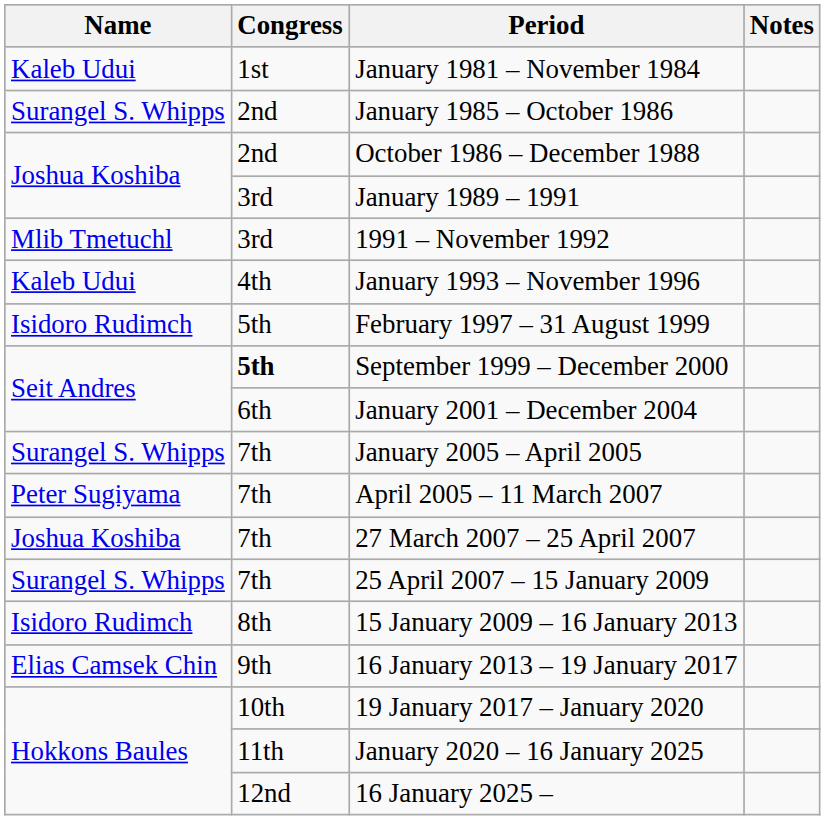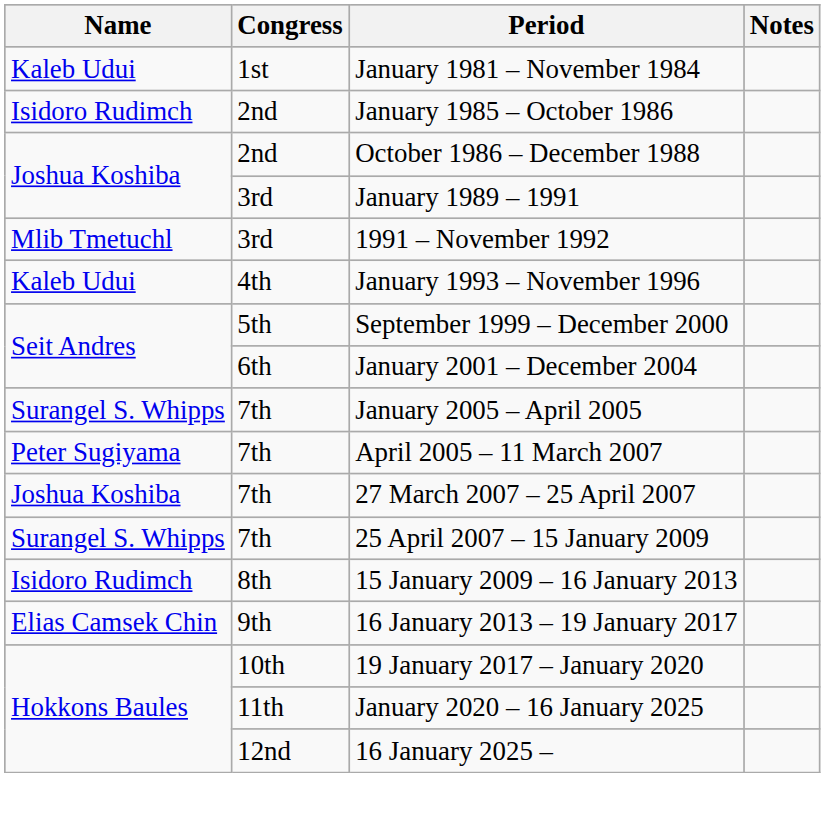(118, 111) Surangel S. Whipps -> (102, 111) Isidoro Rudimch
- row: (533, 324)
(256, 366) bold -> (254, 324) normal
